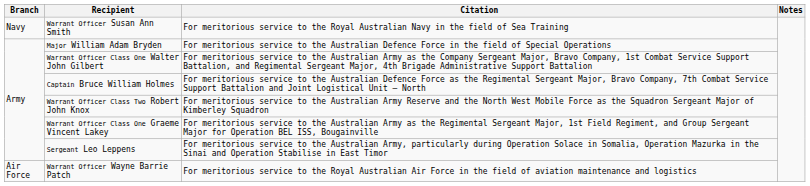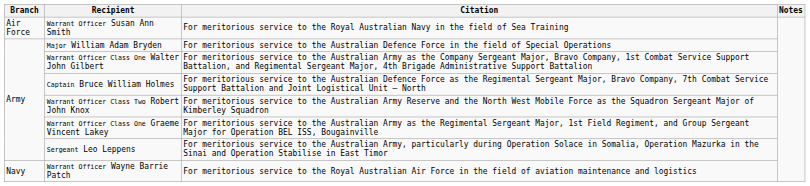(16, 28) Navy -> (18, 28) Air Force
(18, 171) Air Force -> (16, 171) Navy
